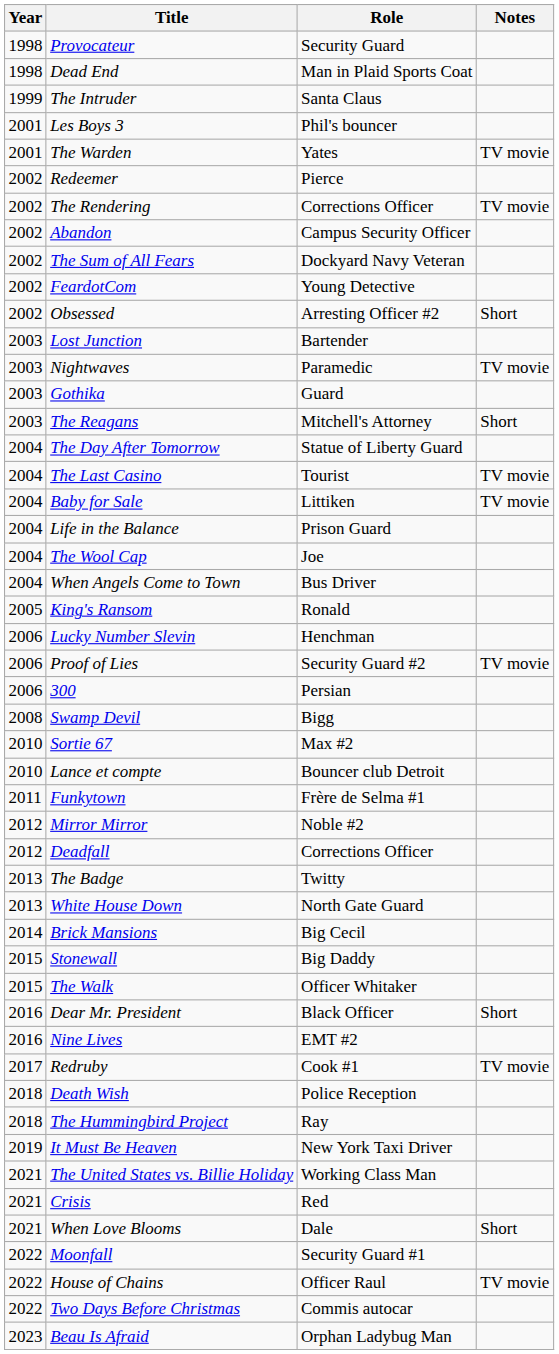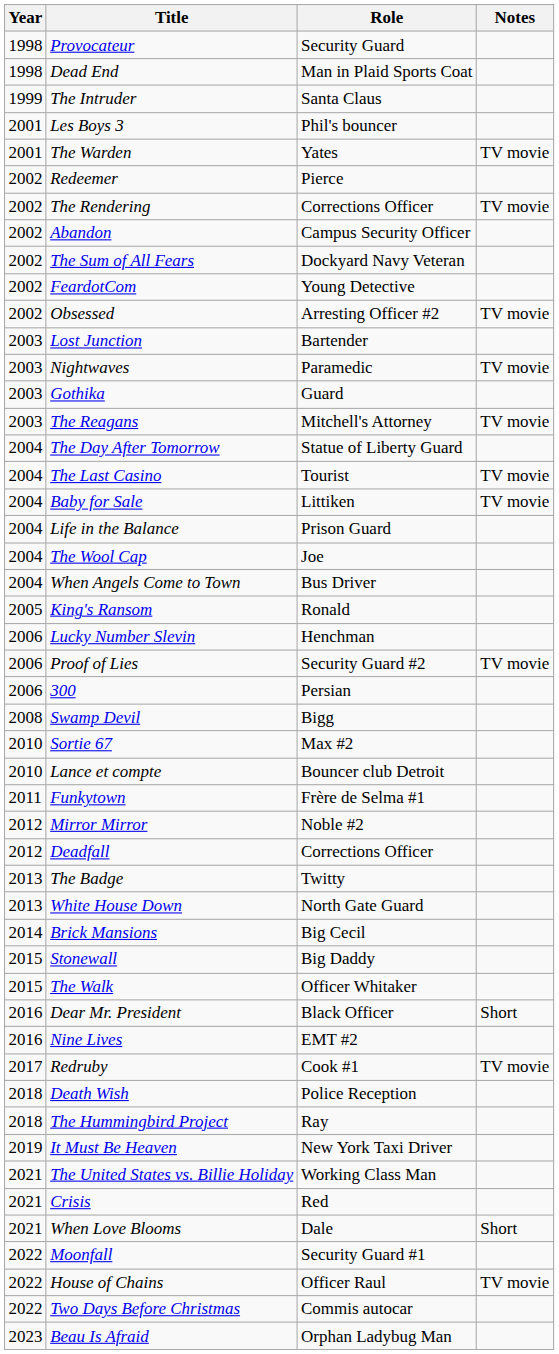(499, 313) Short -> (515, 313) TV movie
(499, 421) Short -> (515, 421) TV movie
